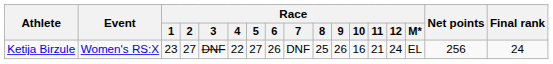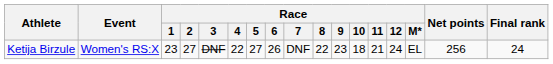(322, 50) 25 -> (322, 50) 22
(341, 50) 26 -> (341, 50) 23
(359, 50) 16 -> (359, 50) 18
